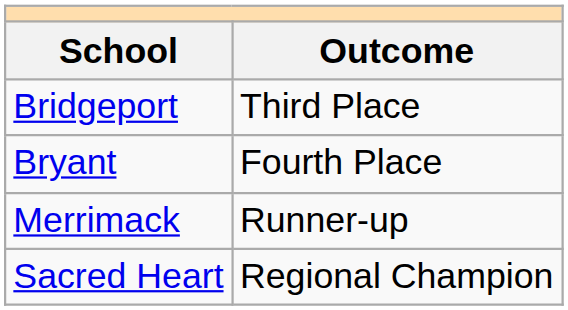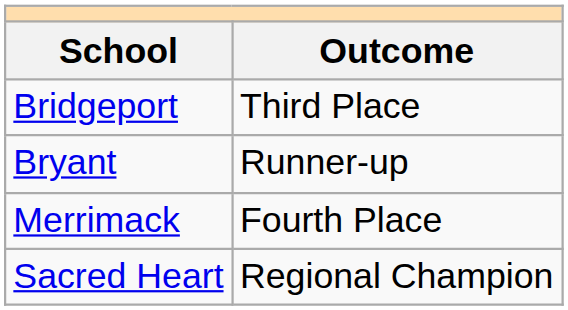(341, 163) Fourth Place -> (324, 163) Runner-up
(324, 219) Runner-up -> (341, 219) Fourth Place
